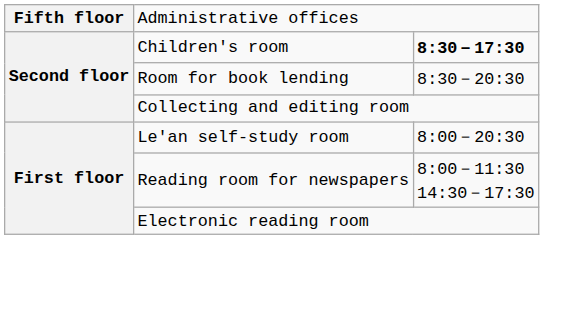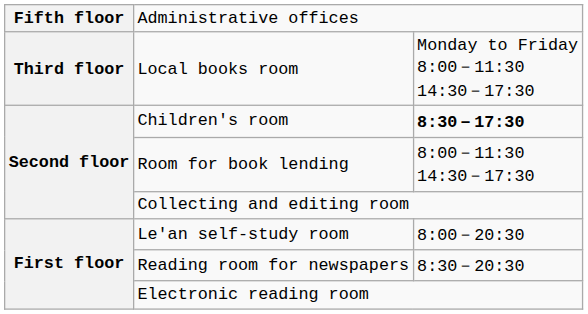+ row: (218, 69)
(471, 79) 8:30－20:30 -> (476, 165) 8:00－11:30 14:30－17:30
(476, 181) 8:00－11:30 14:30－17:30 -> (471, 266) 8:30－20:30
